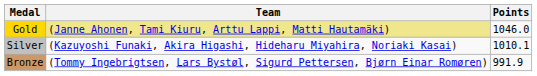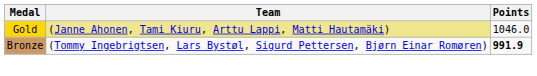- row: (25, 46)
(508, 62) normal -> (508, 46) bold
